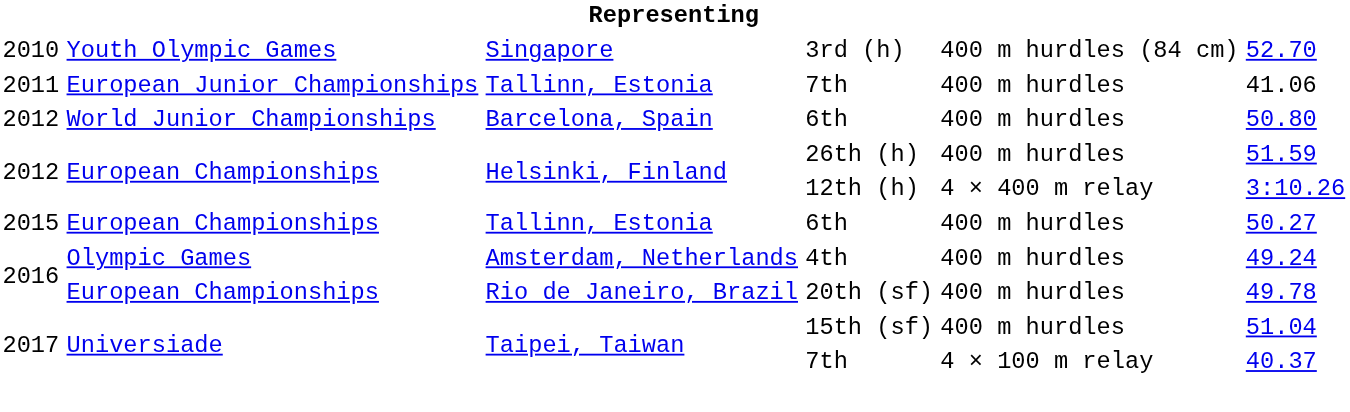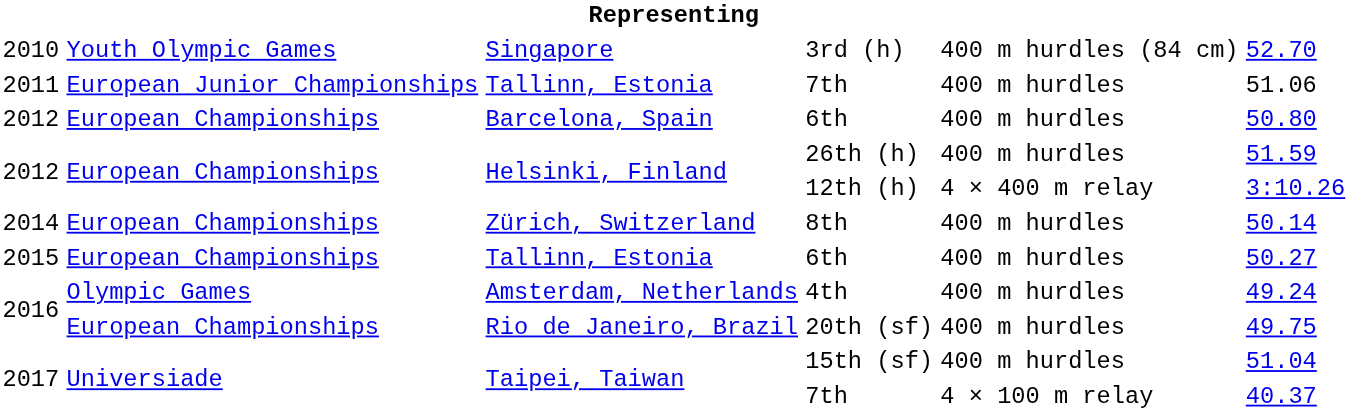(1281, 85) 41.06 -> (1281, 85) 51.06
(251, 120) World Junior Championships -> (223, 120) European Championships
+ row: (621, 224)
(1281, 293) 49.78 -> (1281, 327) 49.75
